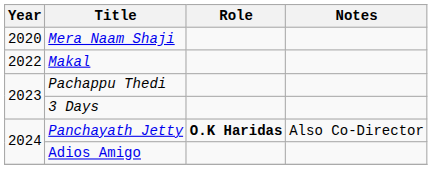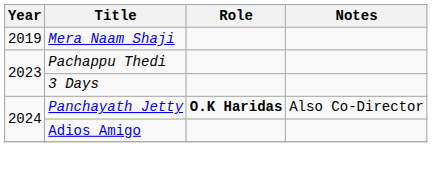(25, 39) 2020 -> (25, 39) 2019
- row: (69, 62)
